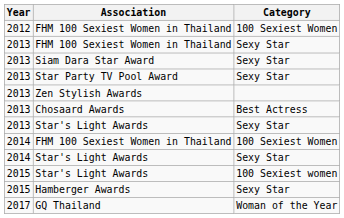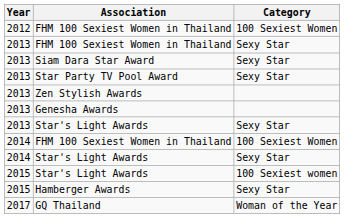- row: (19, 109)
+ row: (19, 109)
